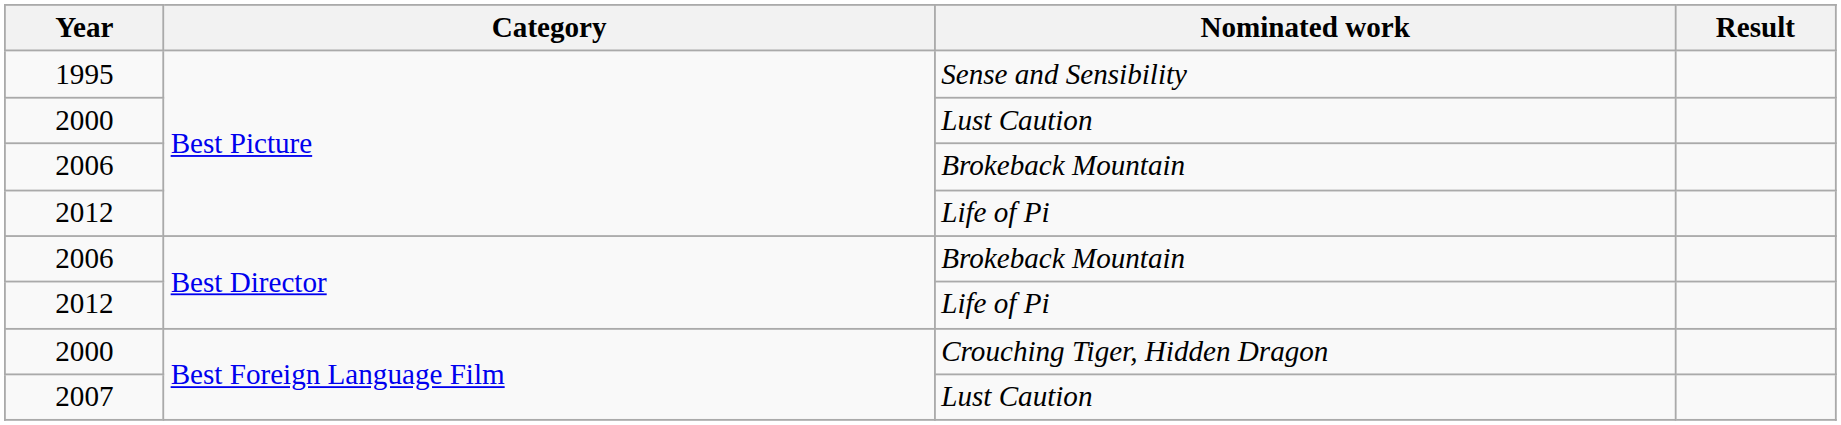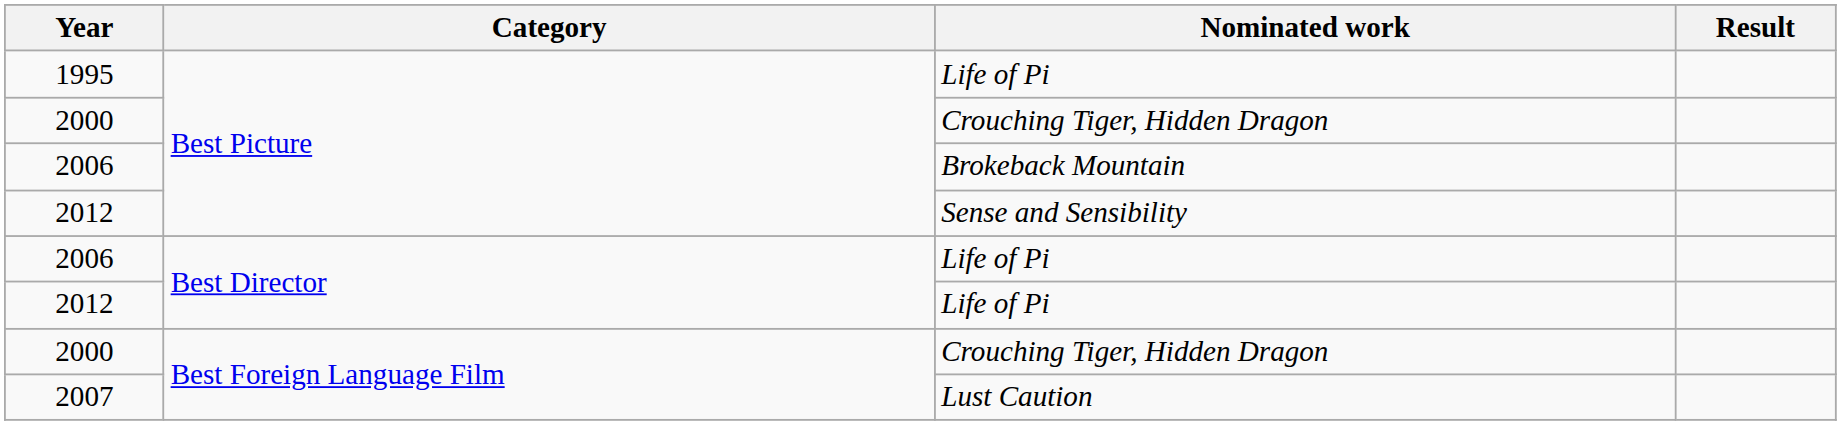(1064, 73) Sense and Sensibility -> (995, 73) Life of Pi
(1017, 119) Lust Caution -> (1135, 119) Crouching Tiger, Hidden Dragon
(995, 212) Life of Pi -> (1064, 212) Sense and Sensibility
(1063, 258) Brokeback Mountain -> (995, 258) Life of Pi
